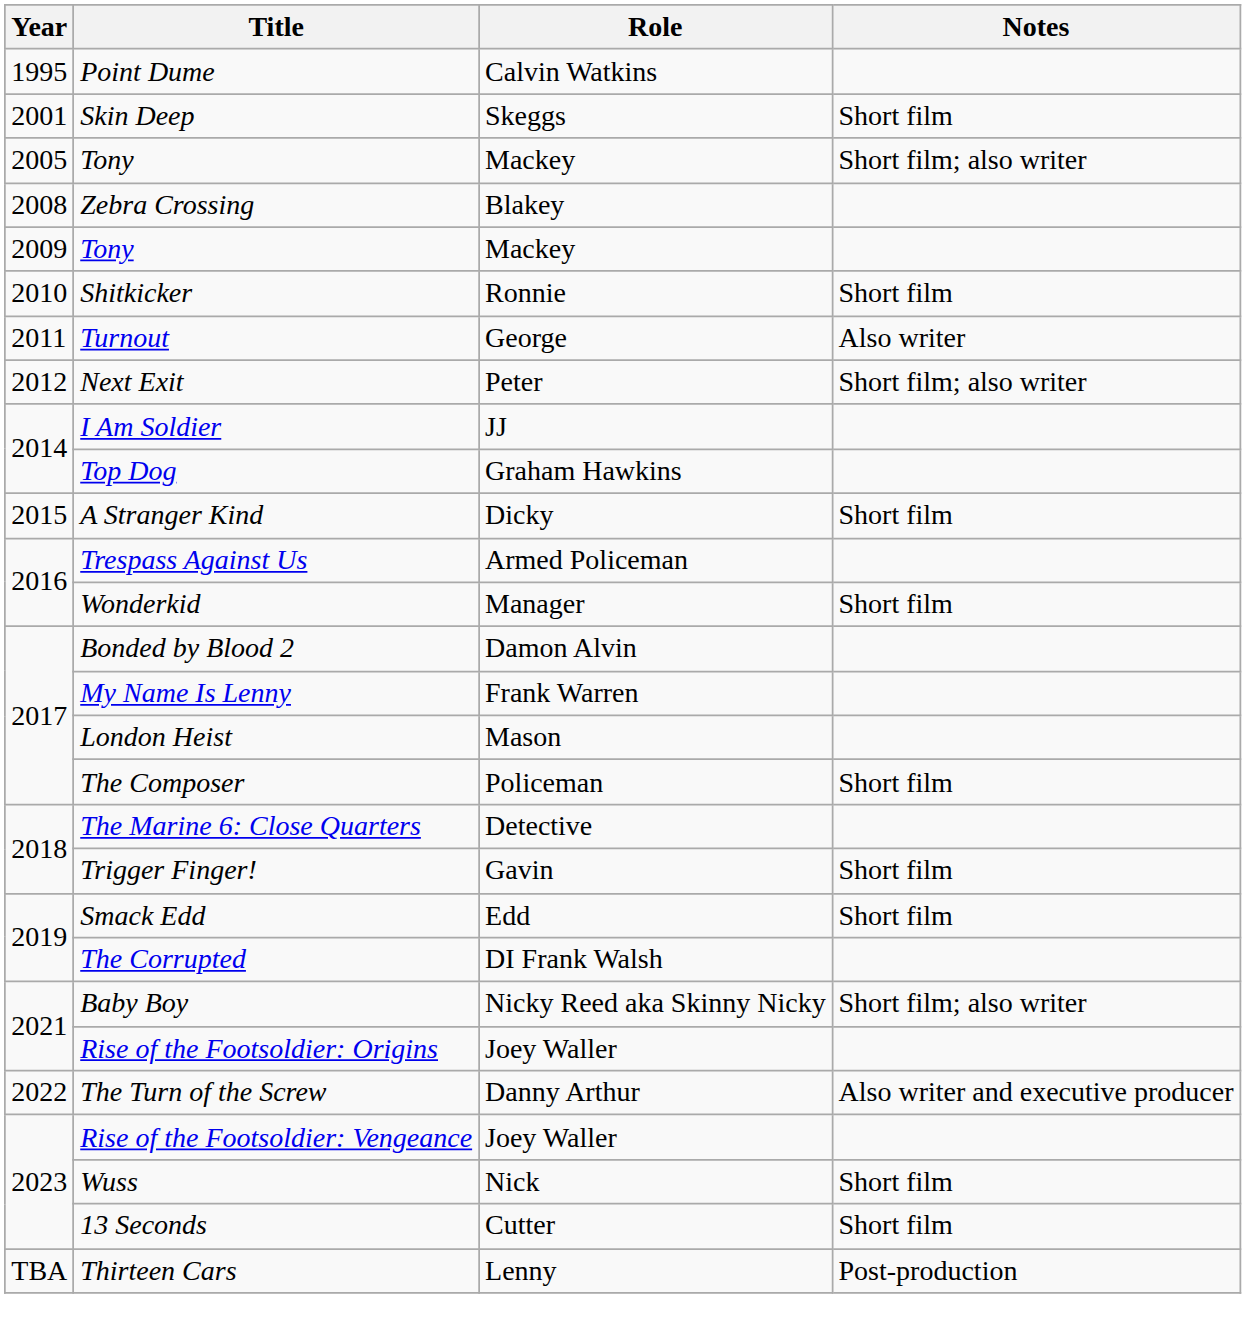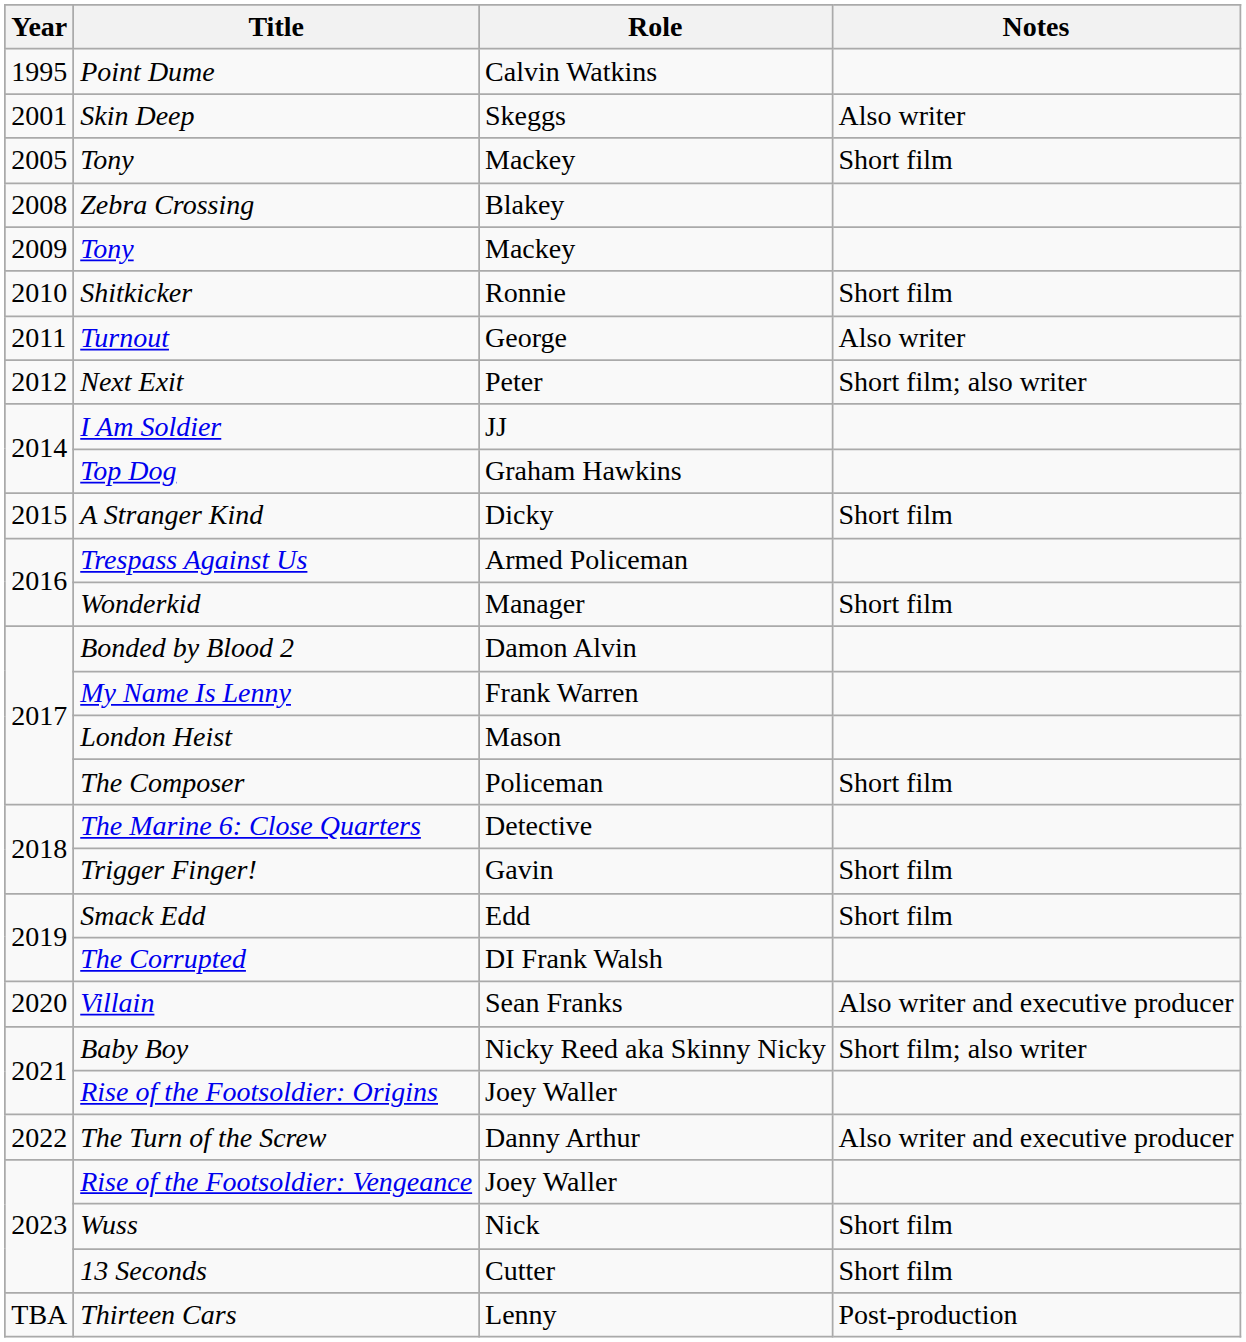(896, 115) Short film -> (902, 115) Also writer
(963, 159) Short film; also writer -> (896, 159) Short film
+ row: (39, 1003)
